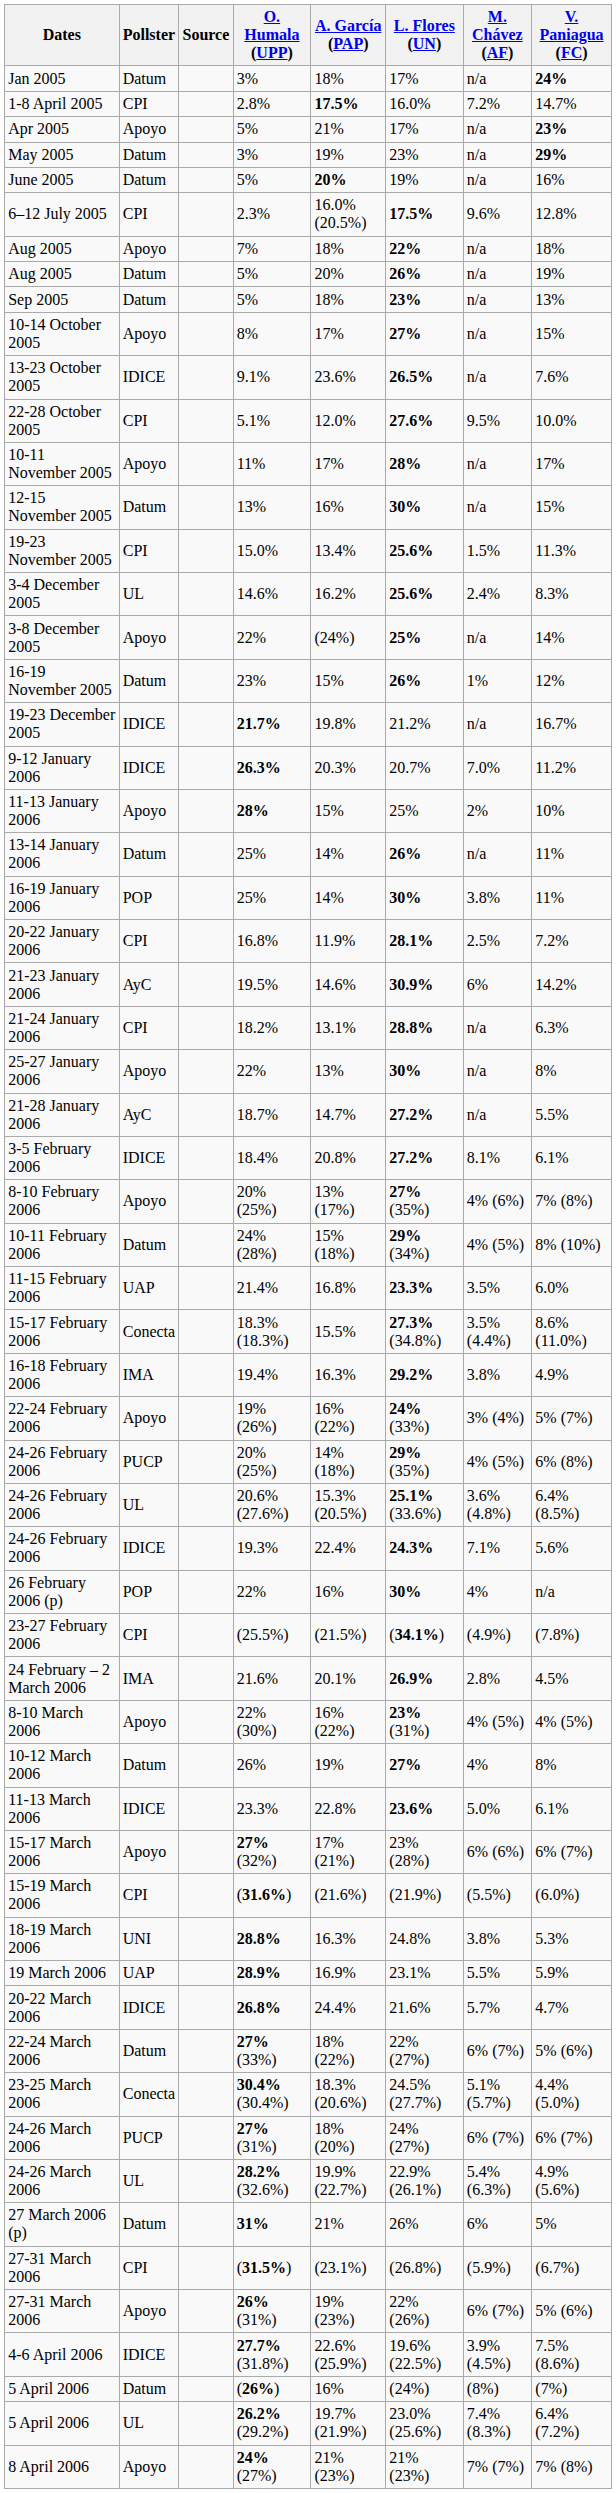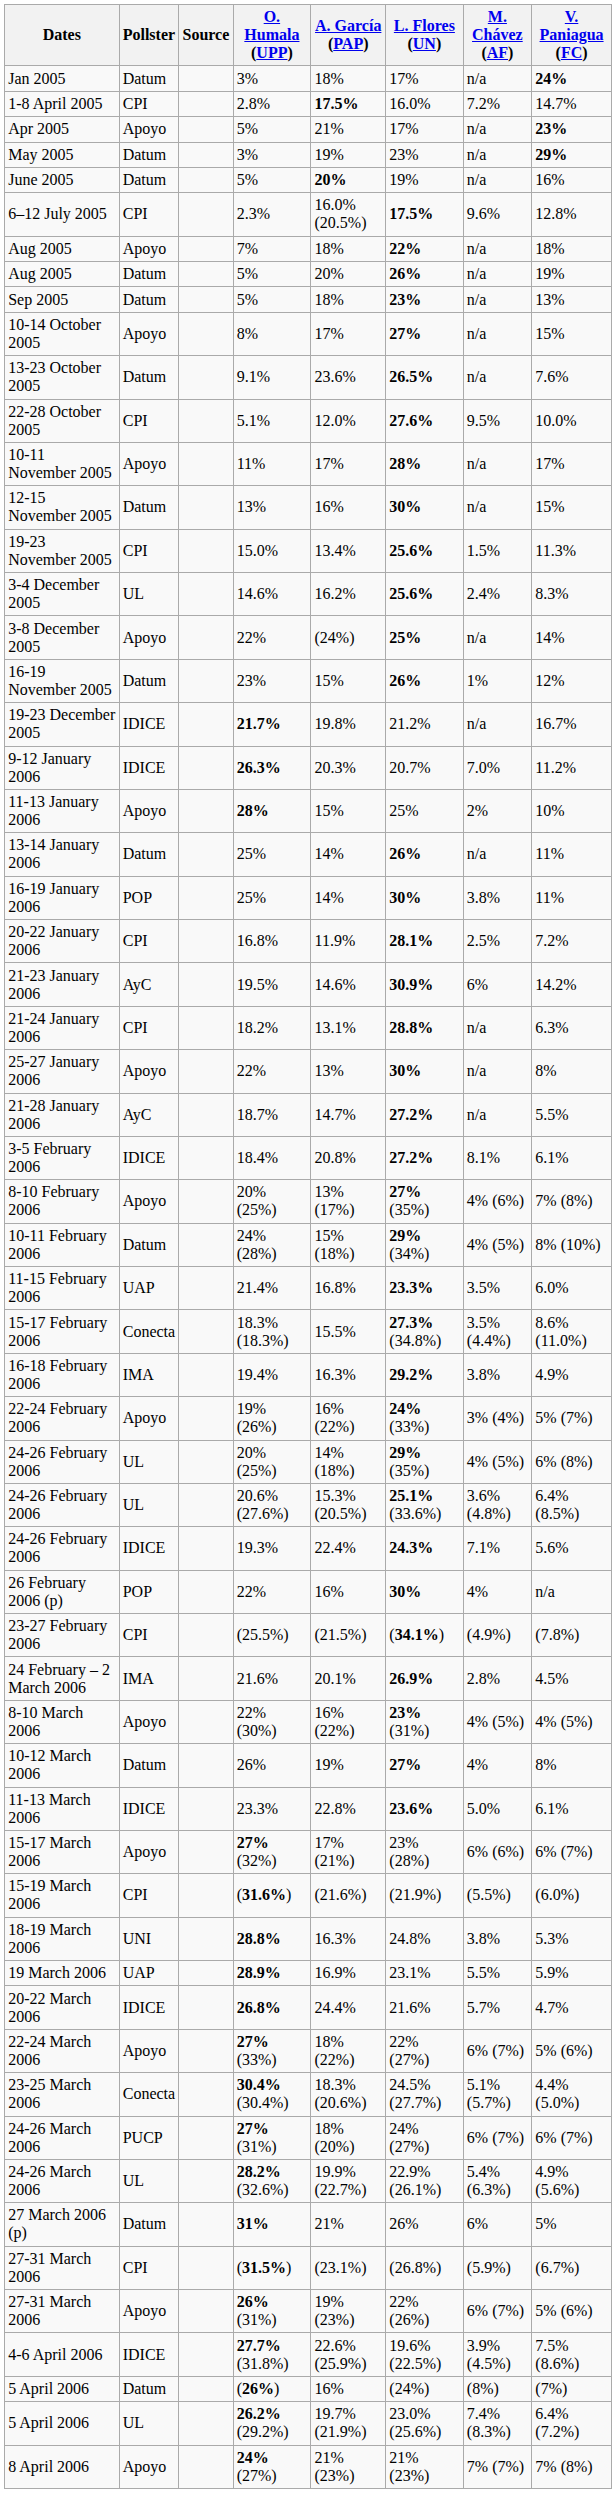(144, 377) IDICE -> (144, 377) Datum
(143, 1461) PUCP -> (133, 1461) UL
(144, 2050) Datum -> (144, 2050) Apoyo
